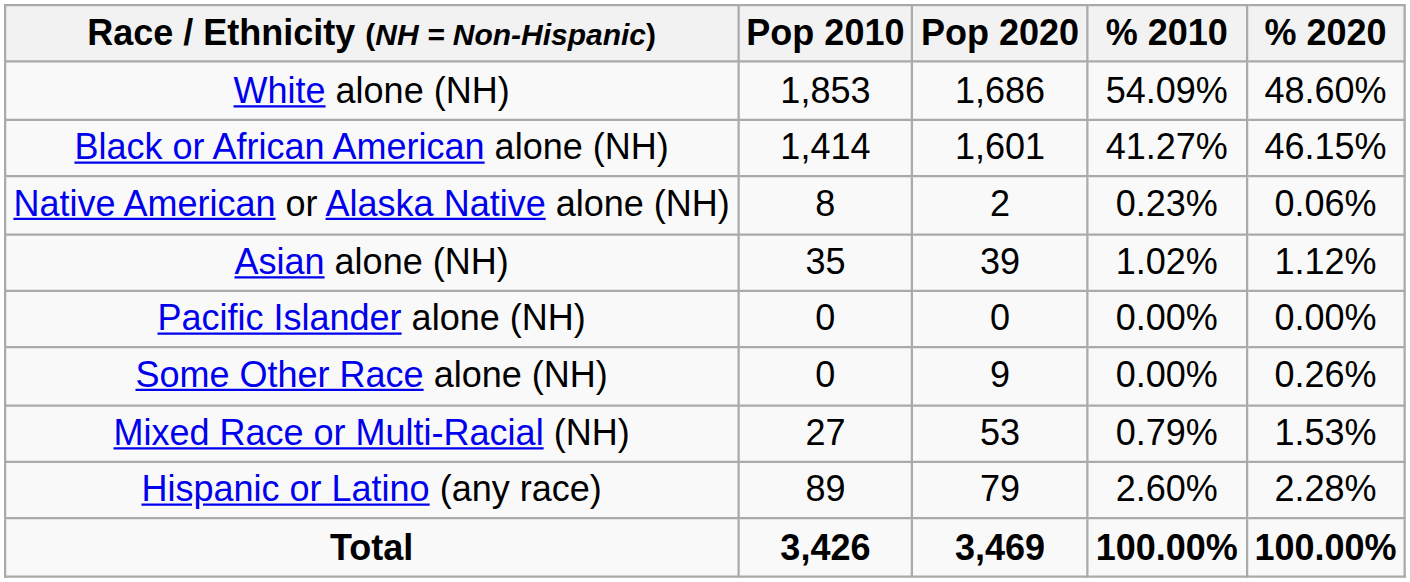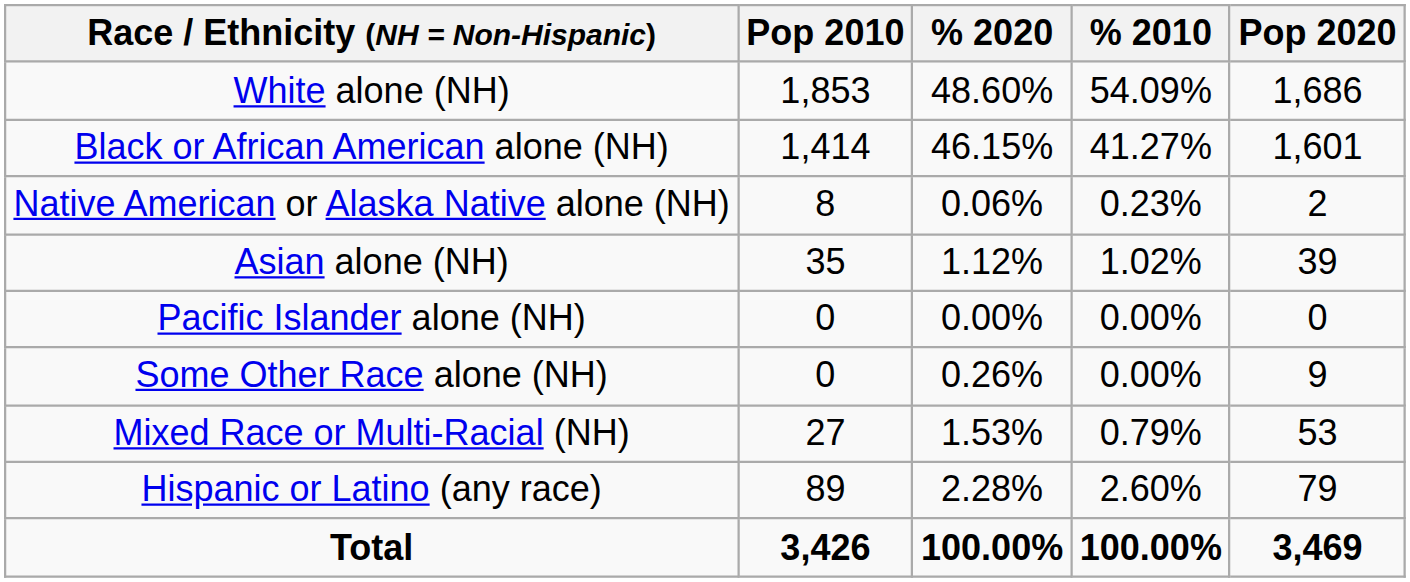columns swapped: (1000, 33) <-> (1326, 33)
